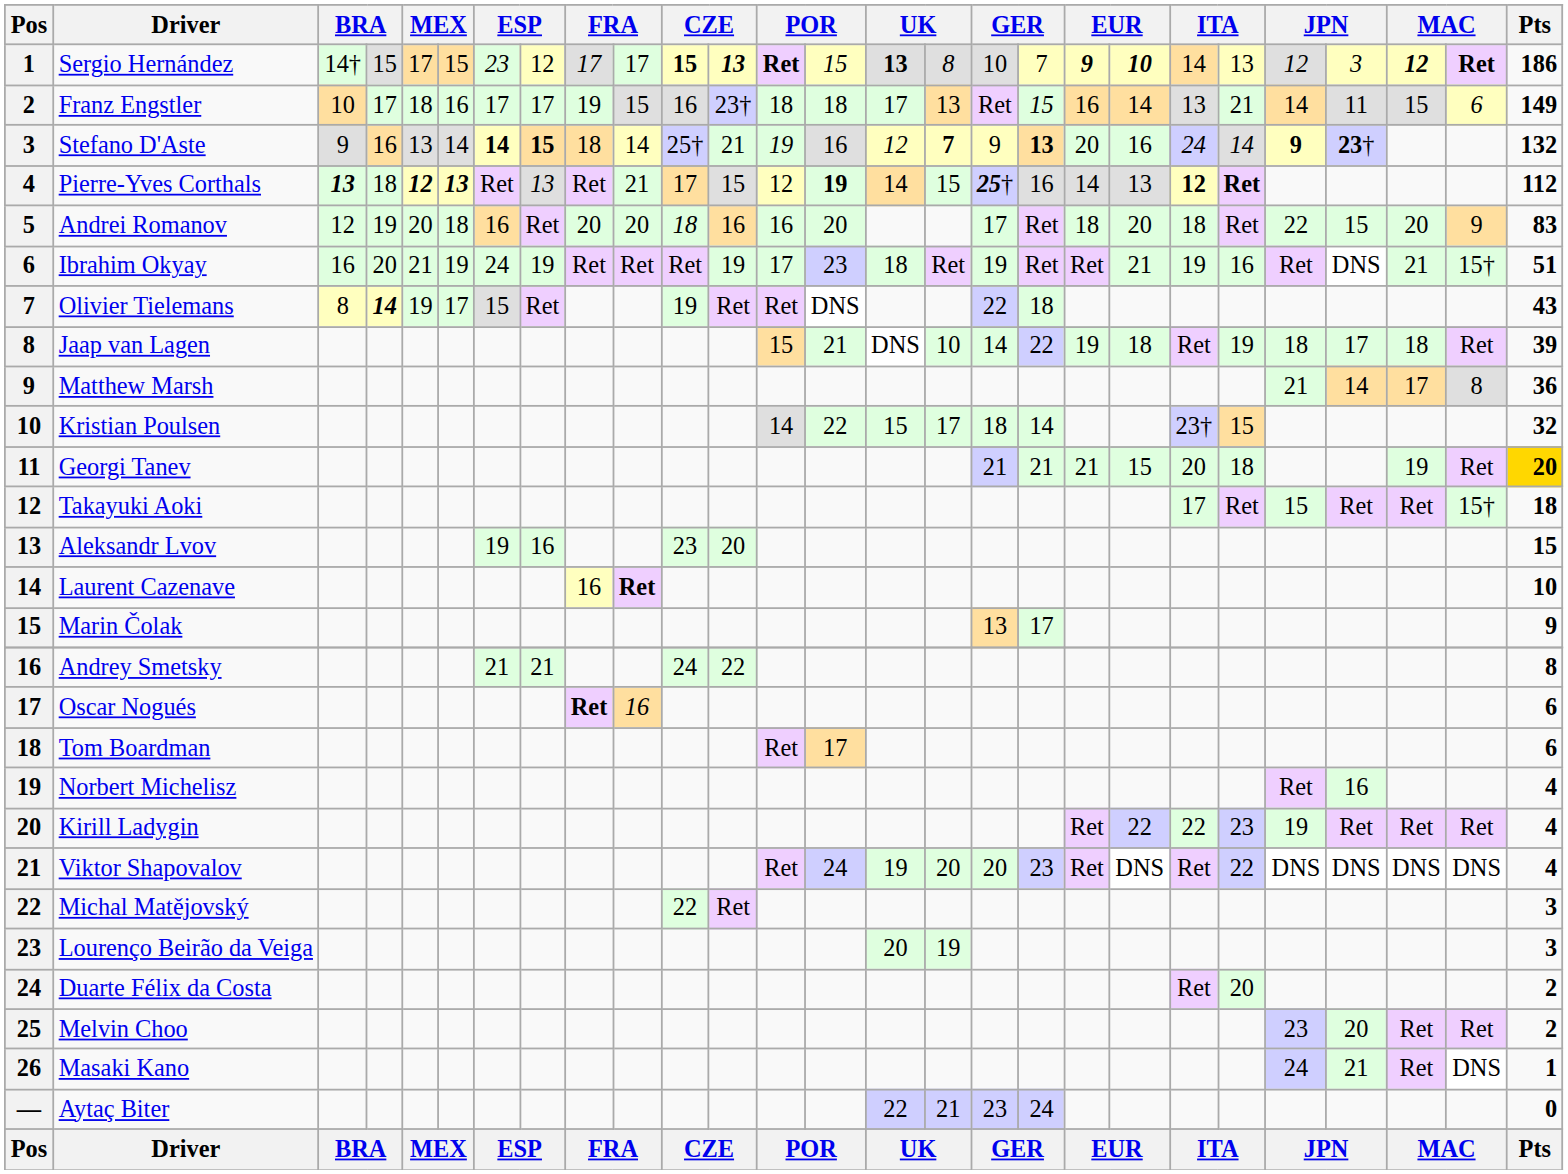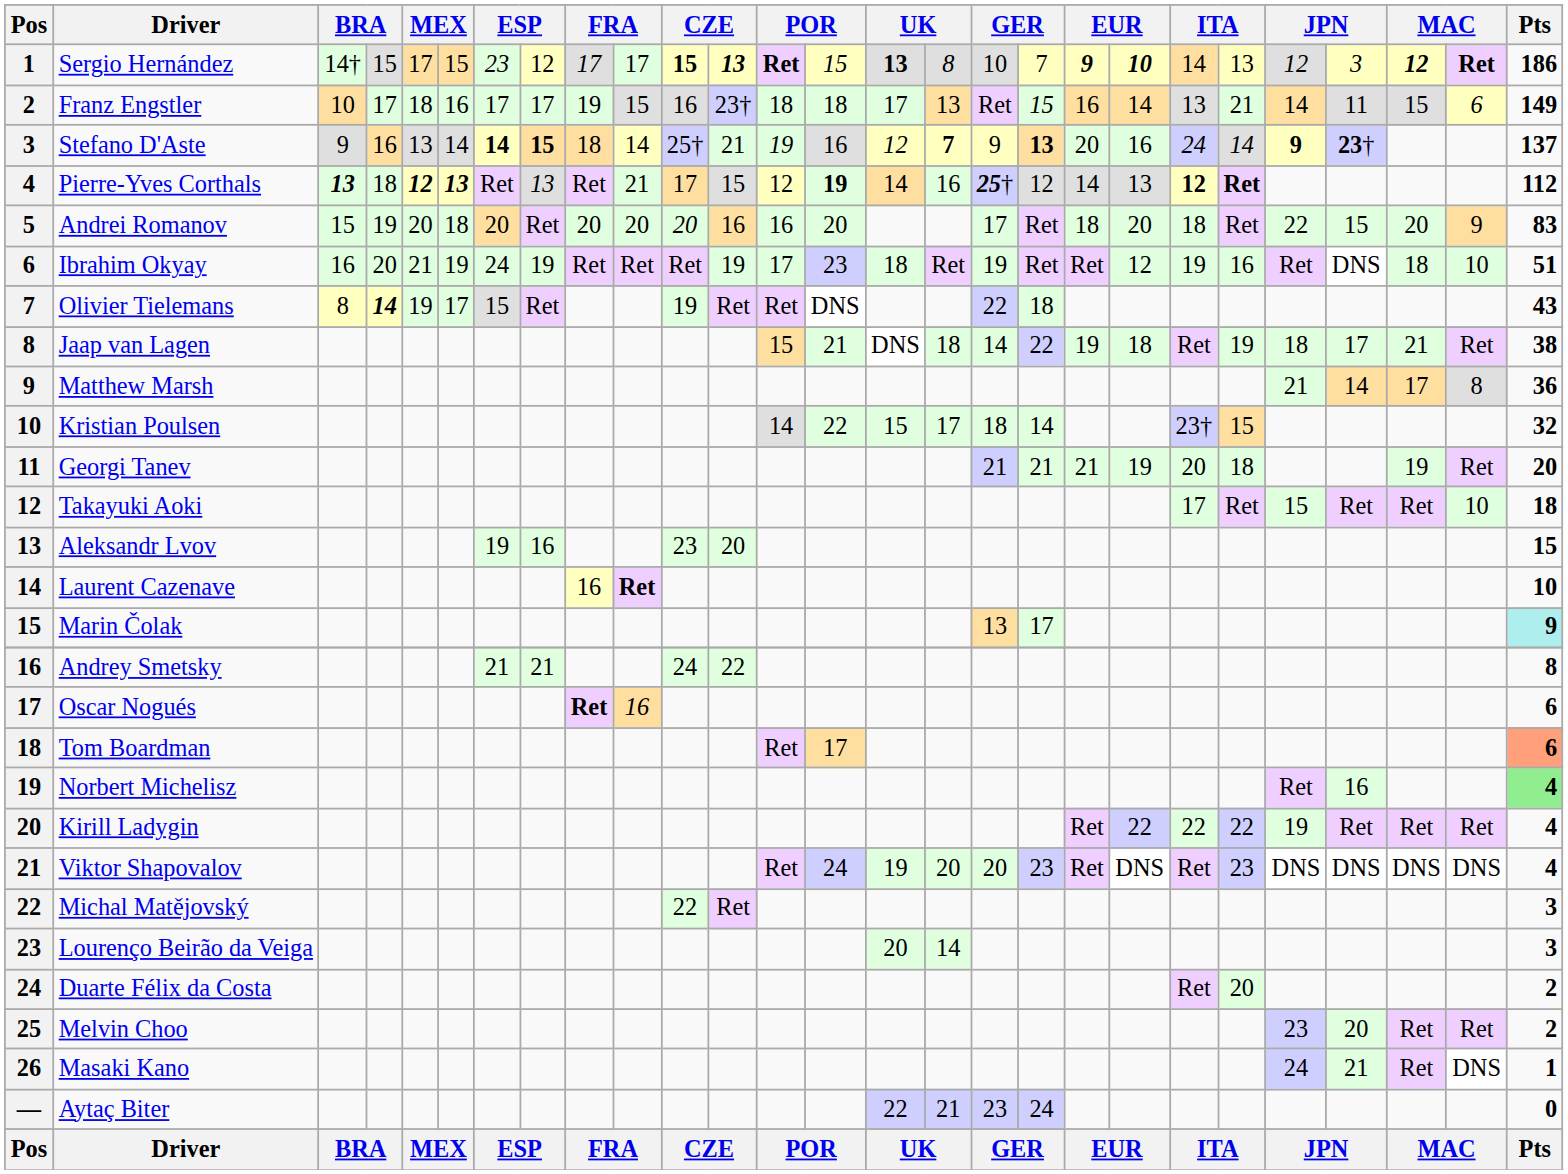(1539, 144) 132 -> (1539, 144) 137
(948, 184) 15 -> (948, 184) 16
(1042, 184) 16 -> (1042, 184) 12
(343, 224) 12 -> (343, 224) 15
(497, 224) 16 -> (497, 224) 20
(685, 224) 18 -> (685, 224) 20
(1140, 265) 21 -> (1140, 265) 12
(1416, 265) 21 -> (1416, 265) 18
(1477, 265) 15† -> (1477, 265) 10
(948, 345) 10 -> (948, 345) 18
(1416, 345) 18 -> (1416, 345) 21
(1545, 345) 39 -> (1545, 345) 38
(1140, 465) 15 -> (1140, 465) 19
(1545, 465) gold background -> (1545, 465) no background
(1477, 506) 15† -> (1477, 506) 10
(1551, 626) no background -> (1551, 626) paleturquoise background
(1551, 747) no background -> (1551, 747) lightsalmon background
(1551, 787) no background -> (1551, 787) lightgreen background
(1242, 827) 23 -> (1242, 827) 22
(1242, 867) 22 -> (1242, 867) 23
(948, 947) 19 -> (948, 947) 14
